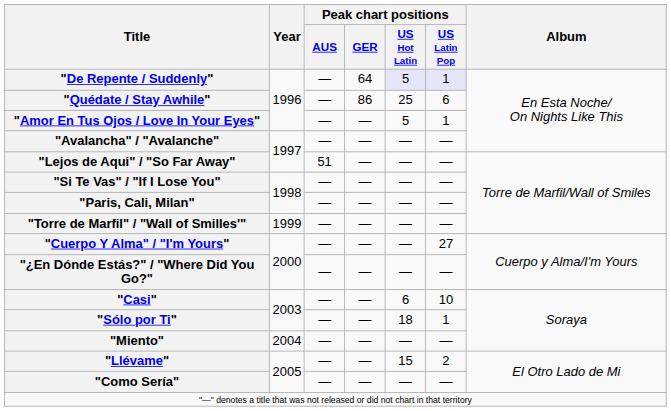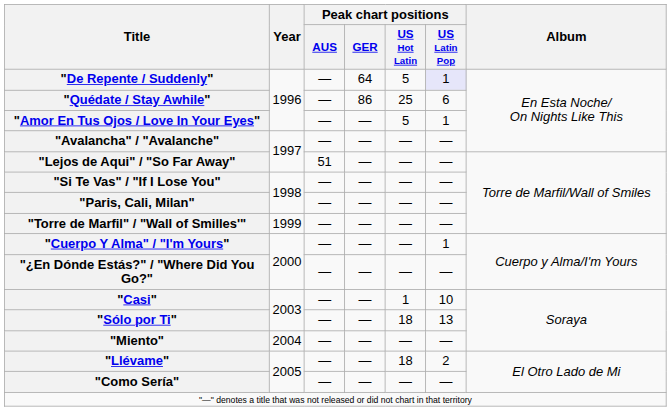(406, 79) lavender background -> (406, 79) no background
(446, 244) 27 -> (446, 244) 1
(406, 299) 6 -> (406, 299) 1
(446, 320) 1 -> (446, 320) 13
(406, 361) 15 -> (406, 361) 18
